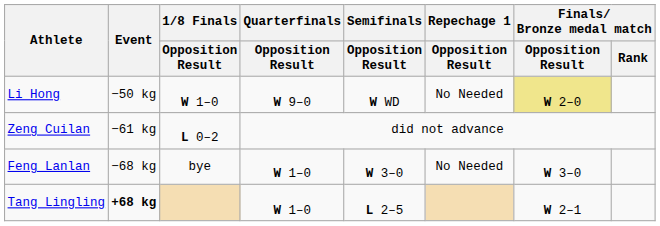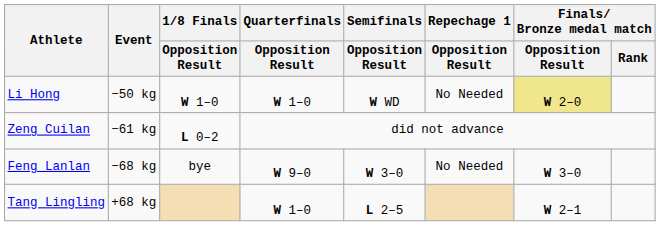(292, 102) W 9–0 -> (292, 102) W 1–0
(292, 174) W 1–0 -> (292, 174) W 9–0
(134, 202) bold -> (134, 202) normal
